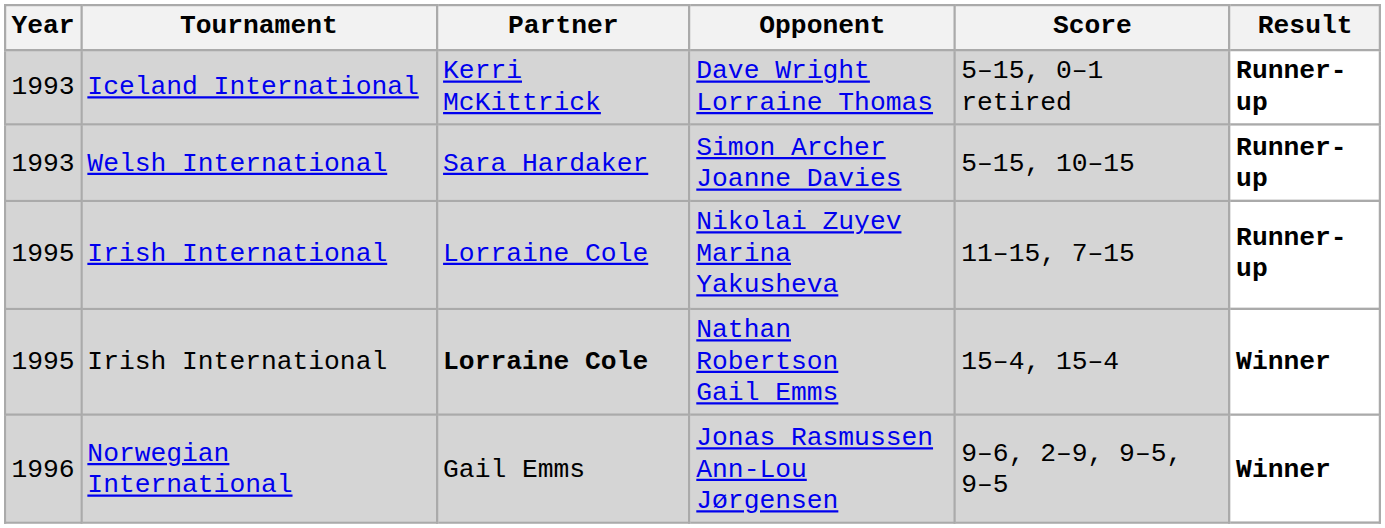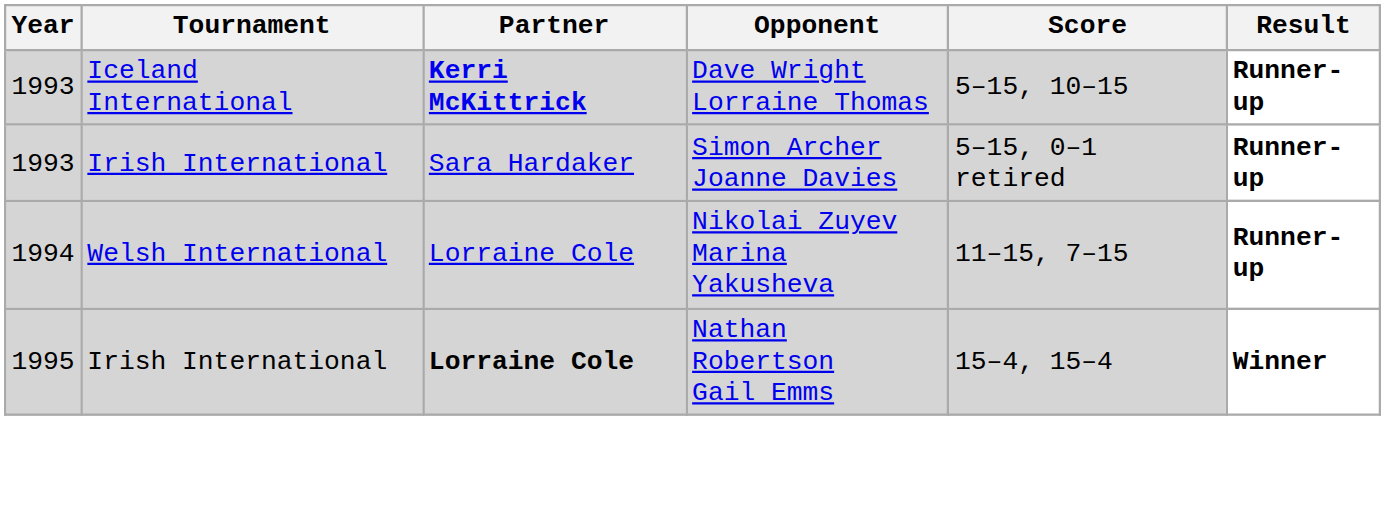(522, 87) normal -> (508, 87) bold
(1032, 87) 5–15, 0–1 retired -> (1042, 87) 5–15, 10–15
(237, 163) Welsh International -> (237, 163) Irish International
(1048, 163) 5–15, 10–15 -> (1026, 163) 5–15, 0–1 retired
(43, 254) 1995 -> (43, 254) 1994
(237, 254) Irish International -> (237, 254) Welsh International
- row: (815, 469)
